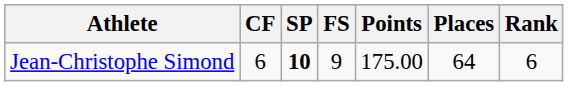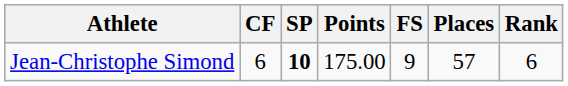columns swapped: (336, 23) <-> (392, 23)
(464, 61) 64 -> (464, 61) 57
